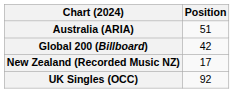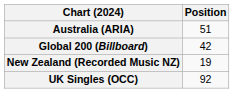(206, 63) 17 -> (206, 63) 19
